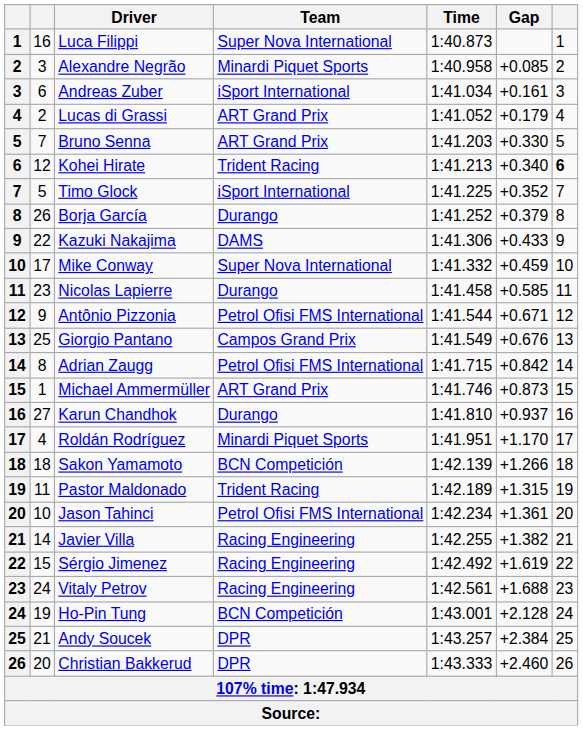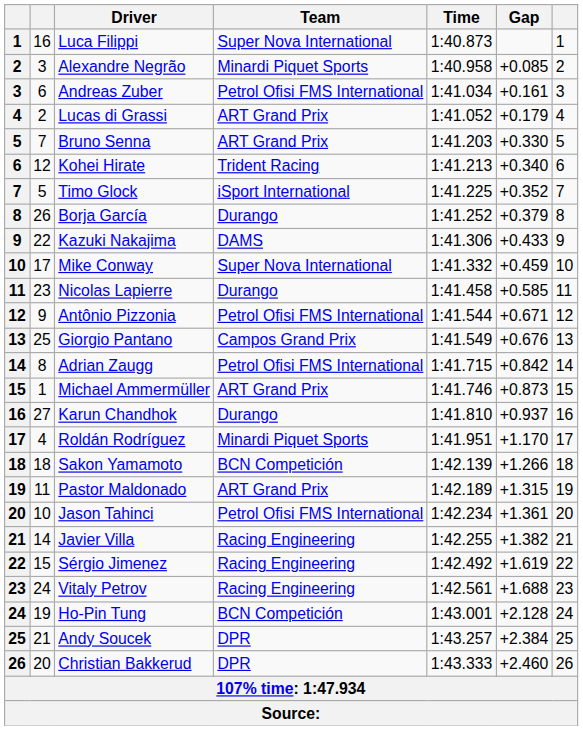(284, 91) iSport International -> (320, 91) Petrol Ofisi FMS International
(560, 166) bold -> (560, 166) normal
(268, 489) Trident Racing -> (273, 489) ART Grand Prix
